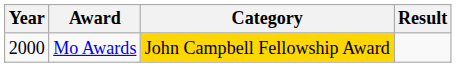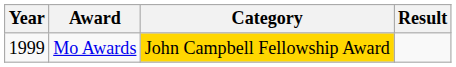(27, 47) 2000 -> (27, 47) 1999
